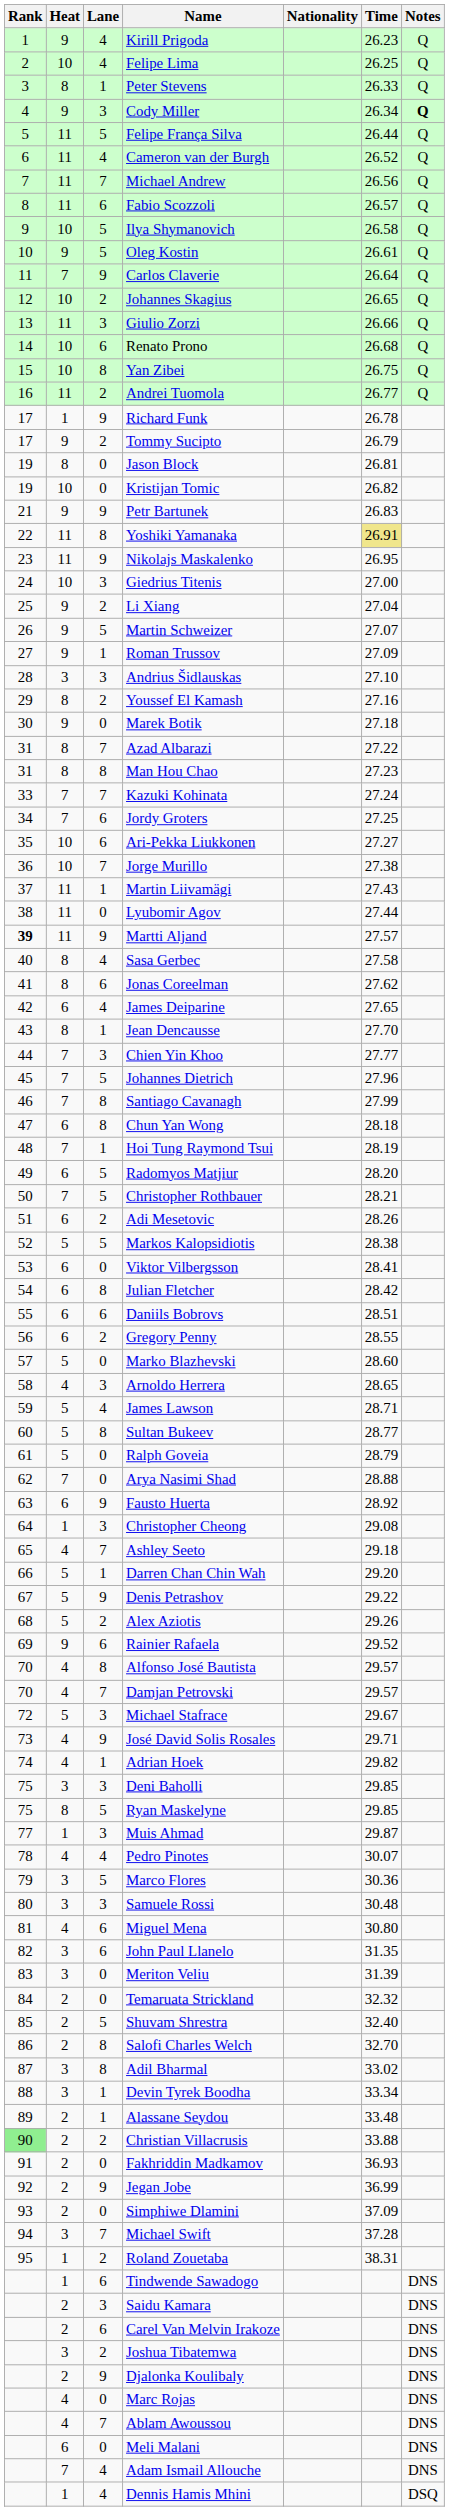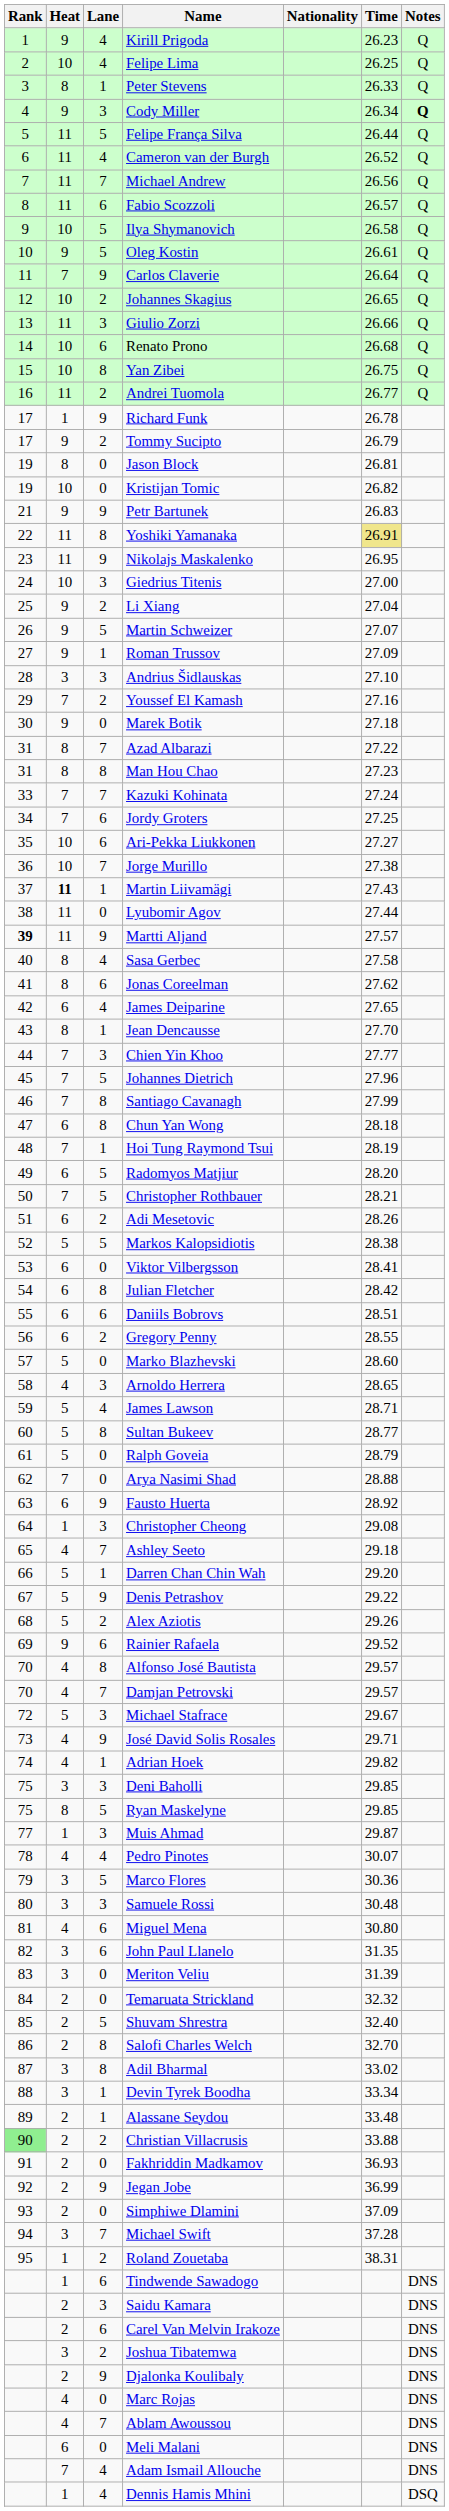(65, 700) 8 -> (65, 700) 7
(65, 889) normal -> (65, 889) bold
